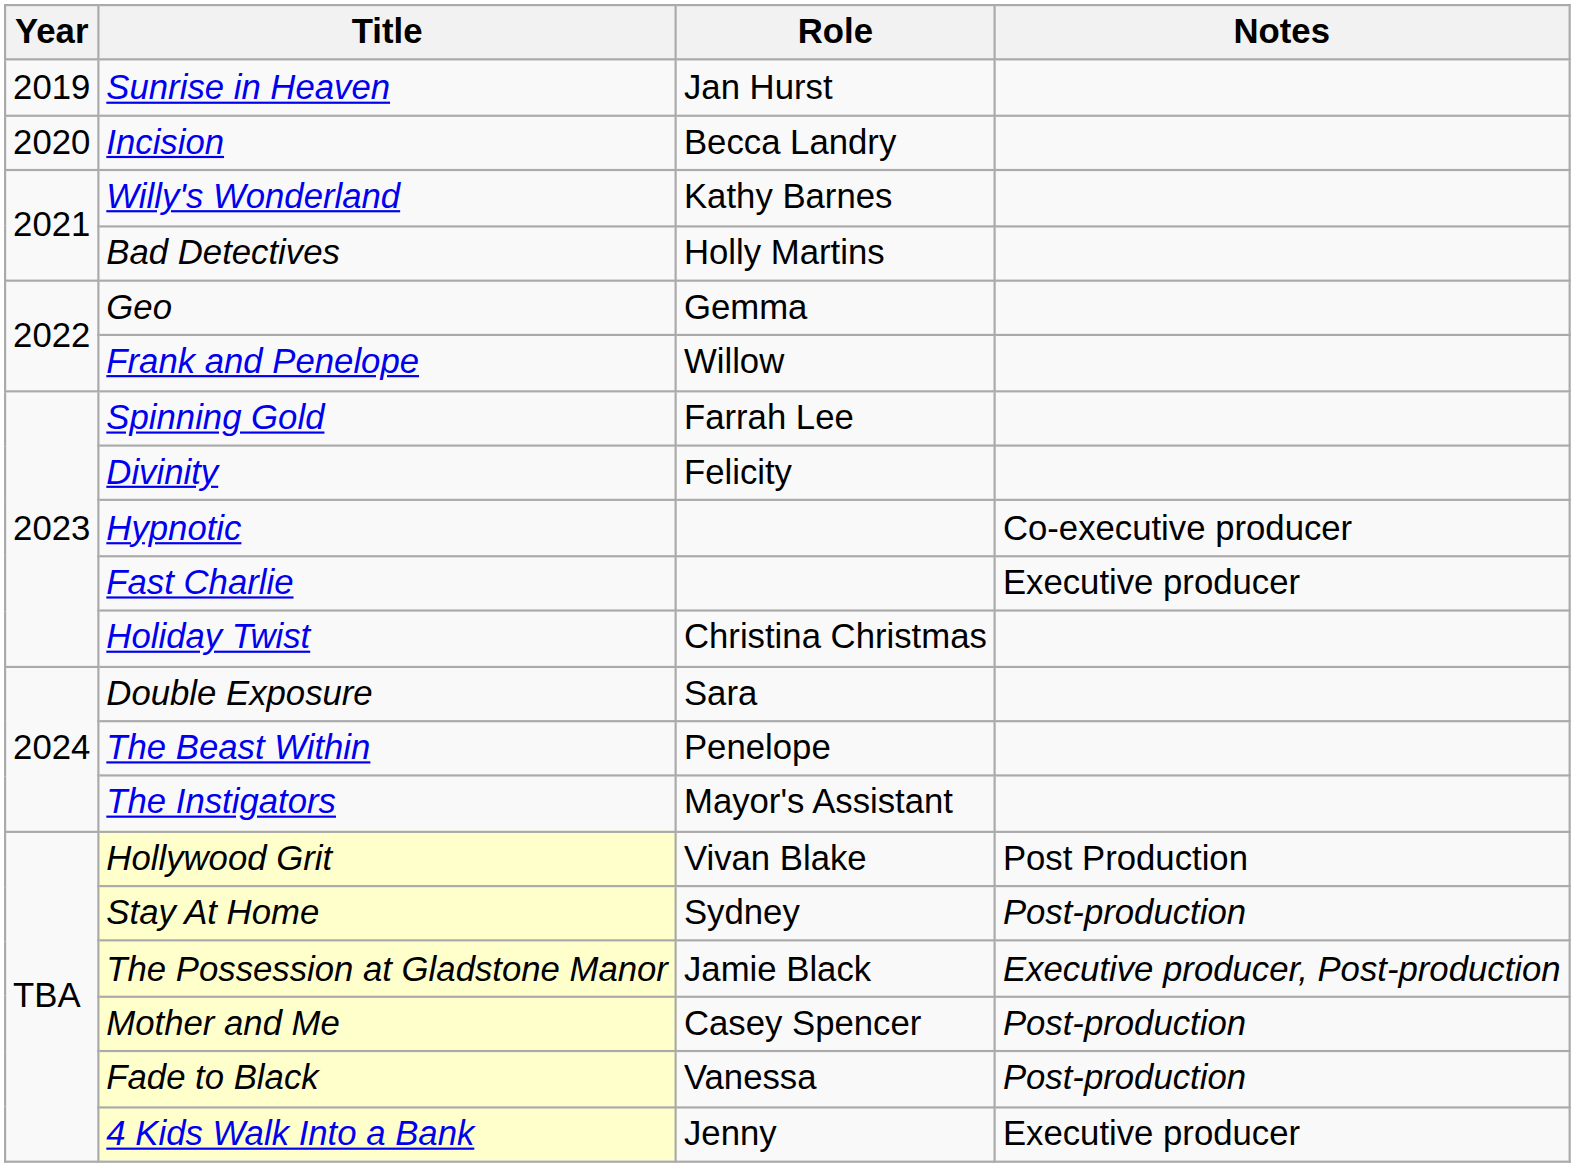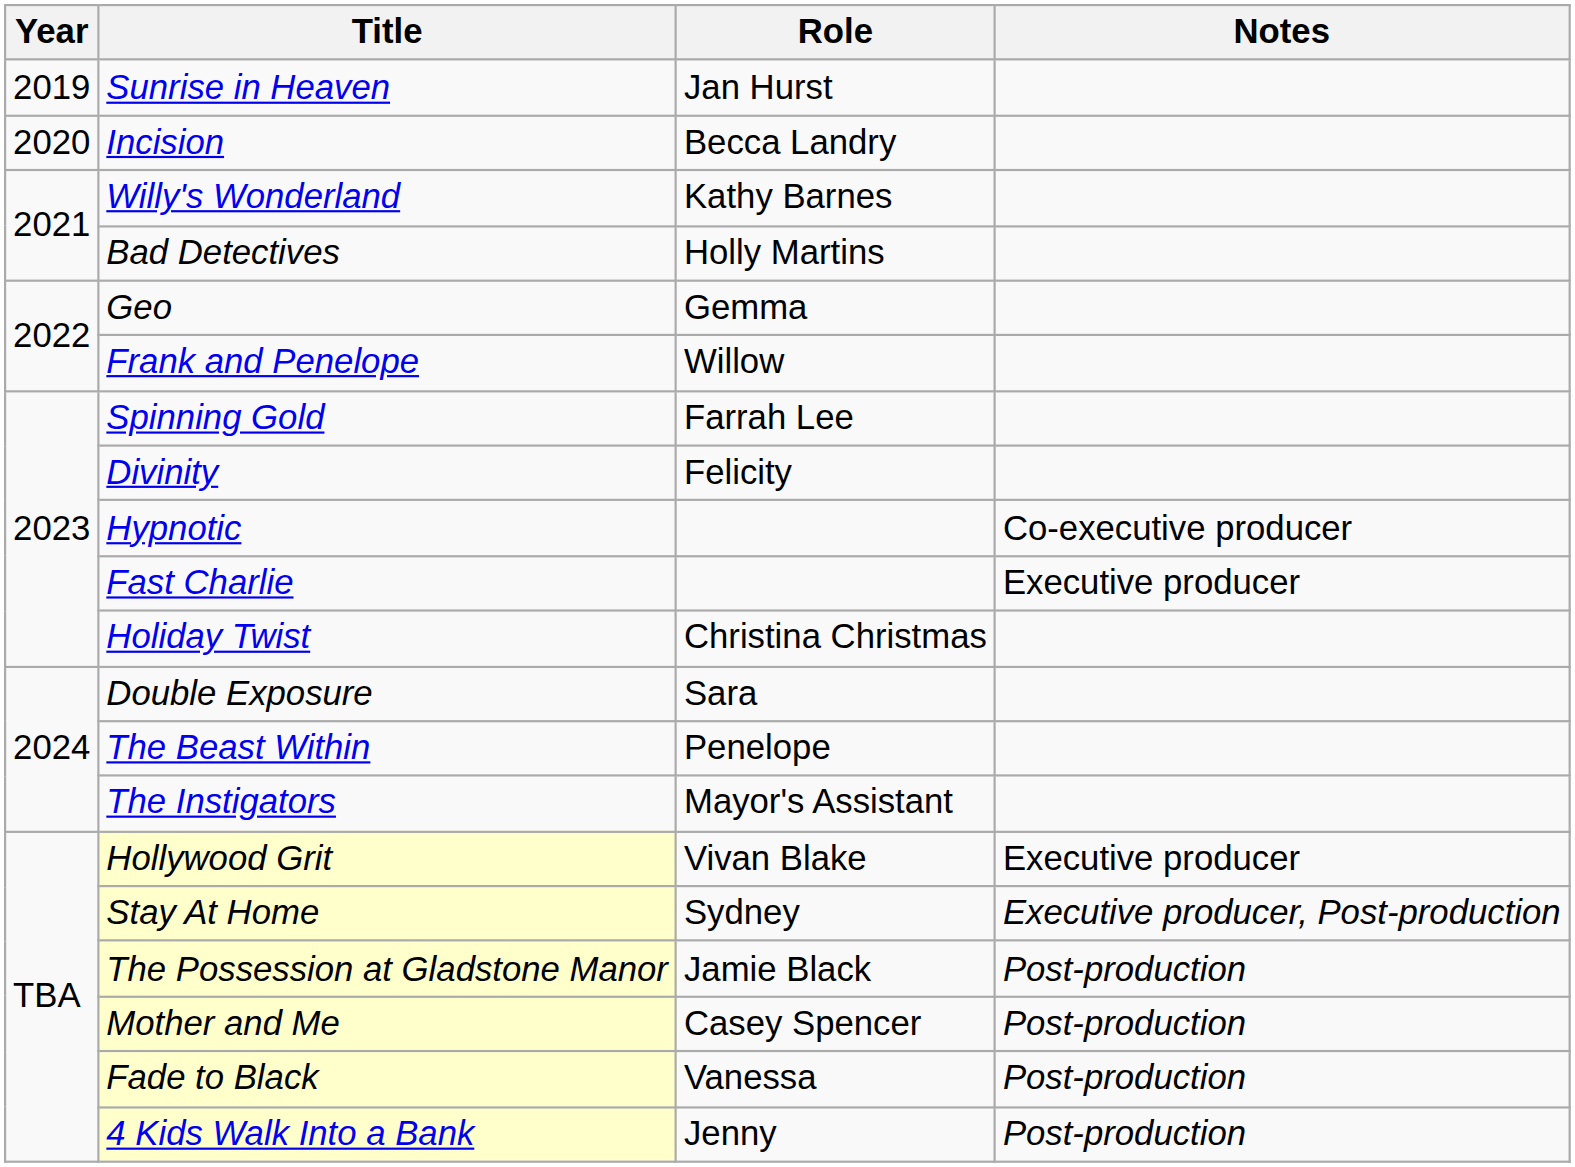(1125, 857) Post Production -> (1151, 857) Executive producer
(1124, 913) Post-production -> (1282, 913) Executive producer, Post-production
(1282, 968) Executive producer, Post-production -> (1124, 968) Post-production
(1151, 1133) Executive producer -> (1124, 1133) Post-production
